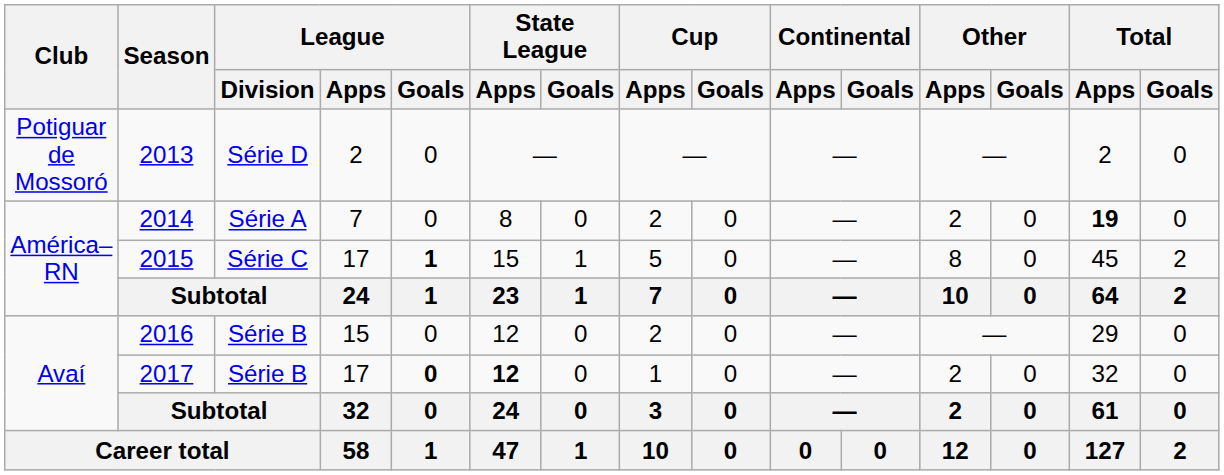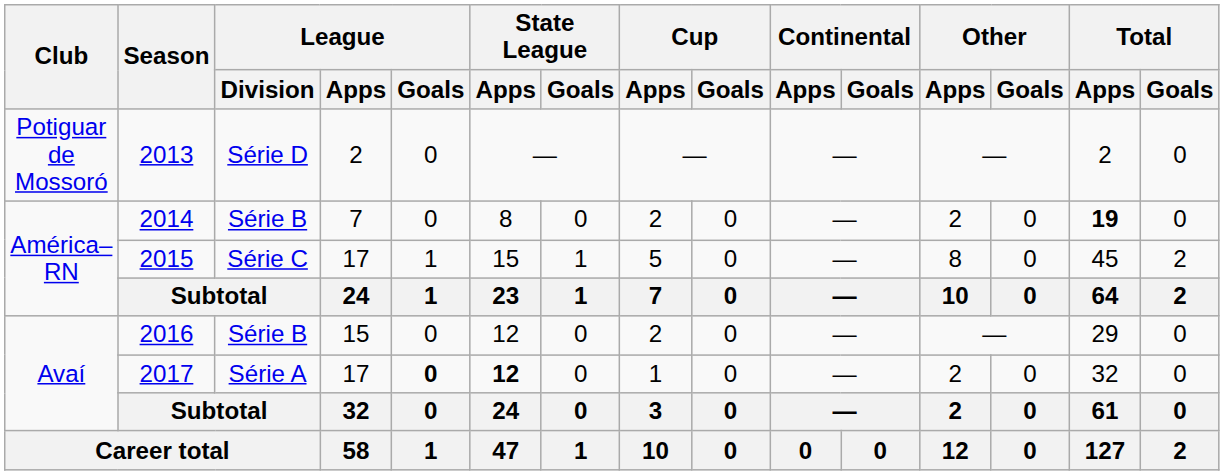(268, 220) Série A -> (268, 220) Série B
(431, 258) bold -> (431, 258) normal
(268, 373) Série B -> (268, 373) Série A
